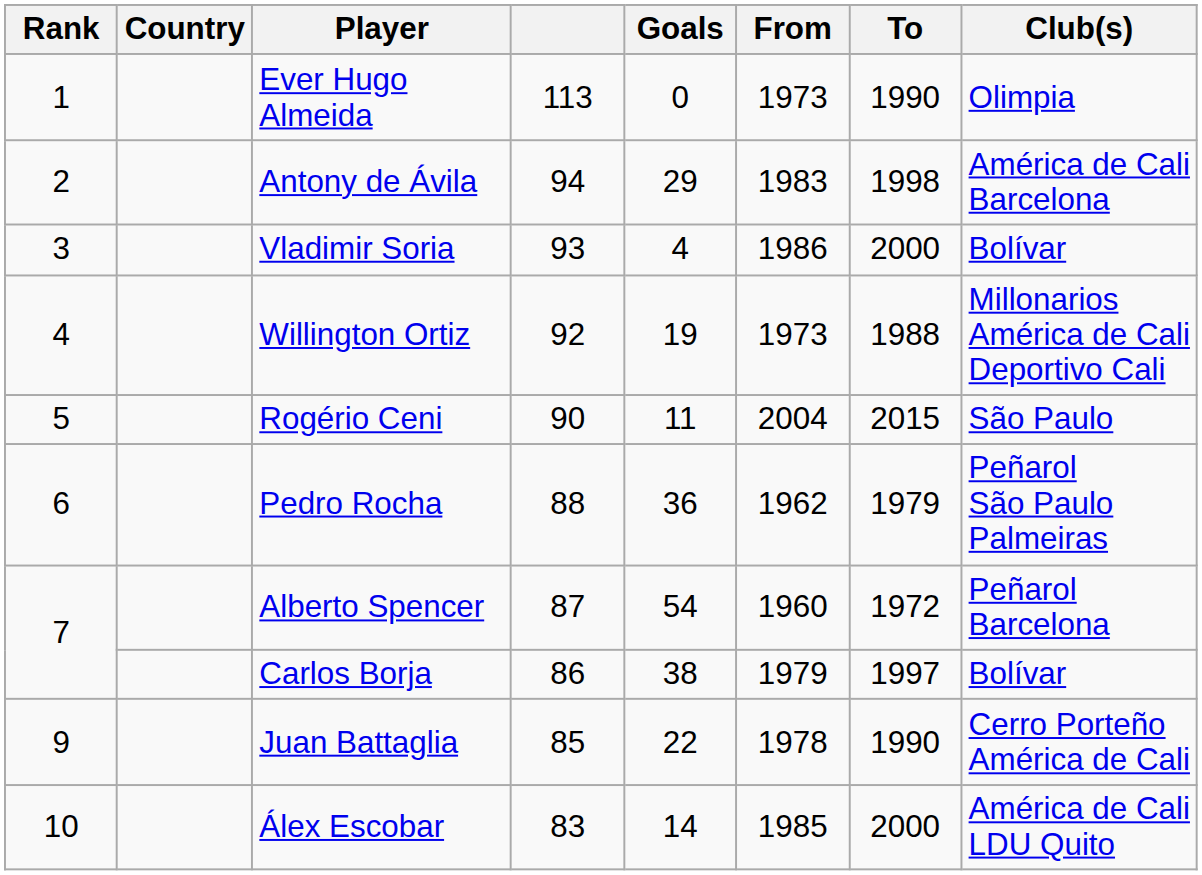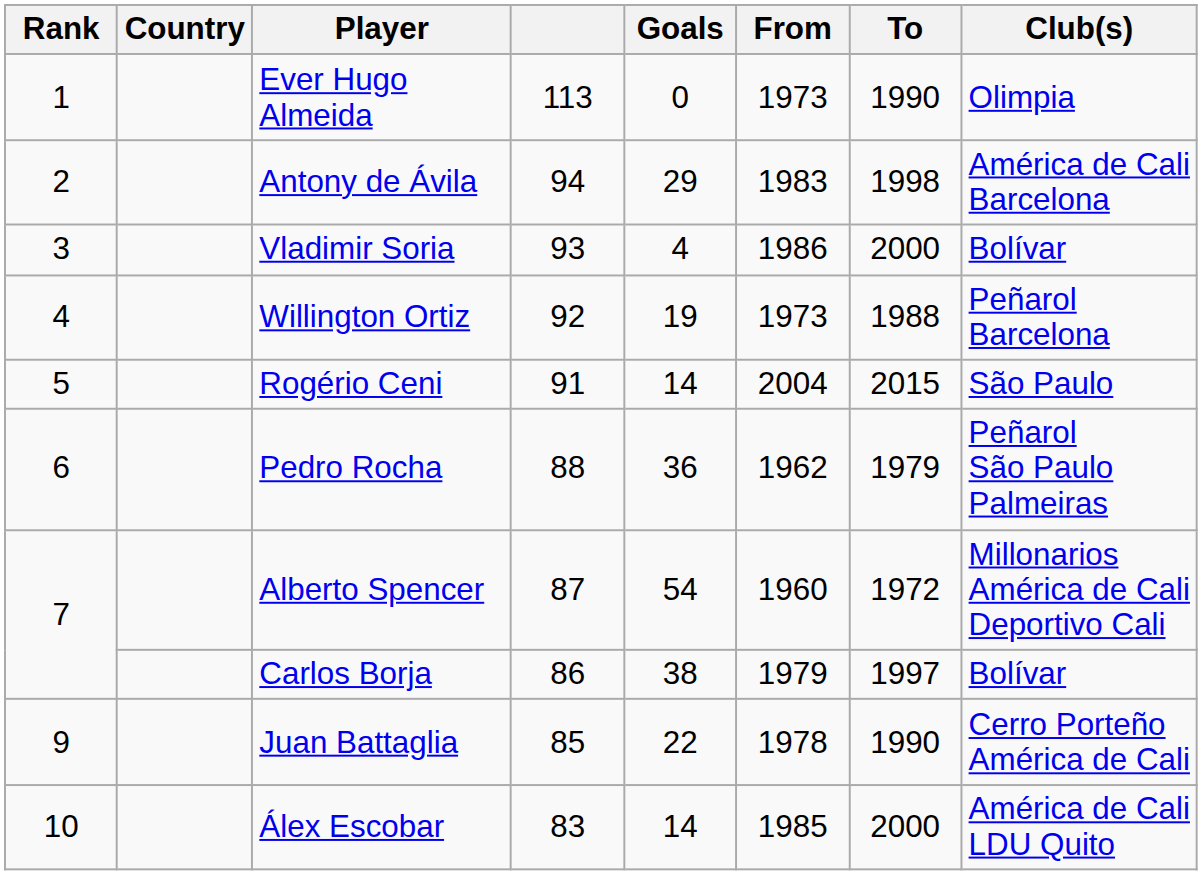(1079, 334) Millonarios América de Cali Deportivo Cali -> (1039, 316) Peñarol Barcelona
(568, 419) 90 -> (568, 383) 91
(680, 419) 11 -> (680, 383) 14
(1039, 606) Peñarol Barcelona -> (1079, 589) Millonarios América de Cali Deportivo Cali
